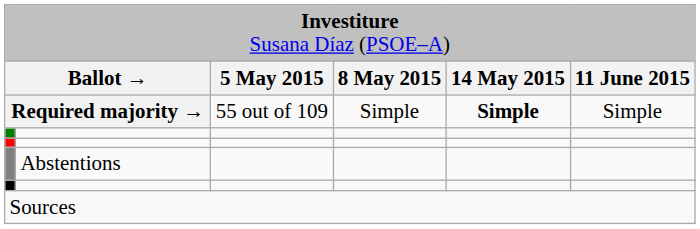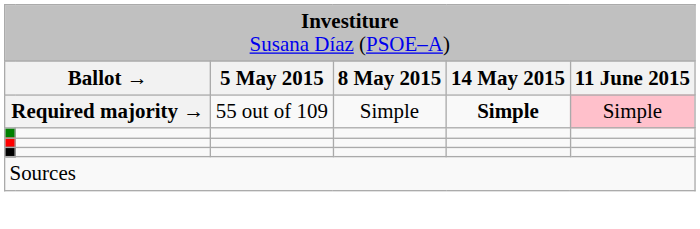(632, 111) no background -> (632, 111) pink background
- row: (10, 164)
